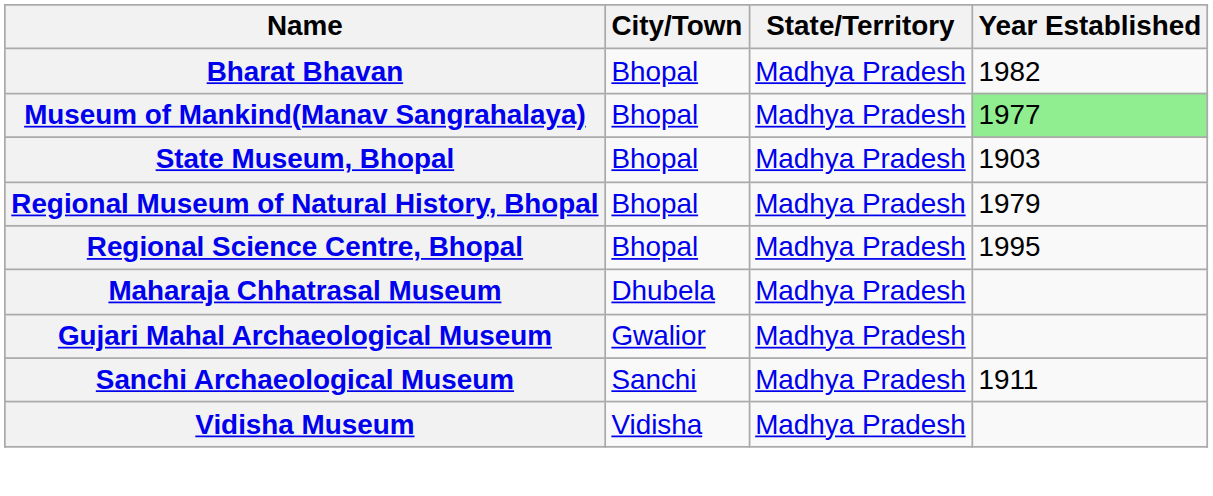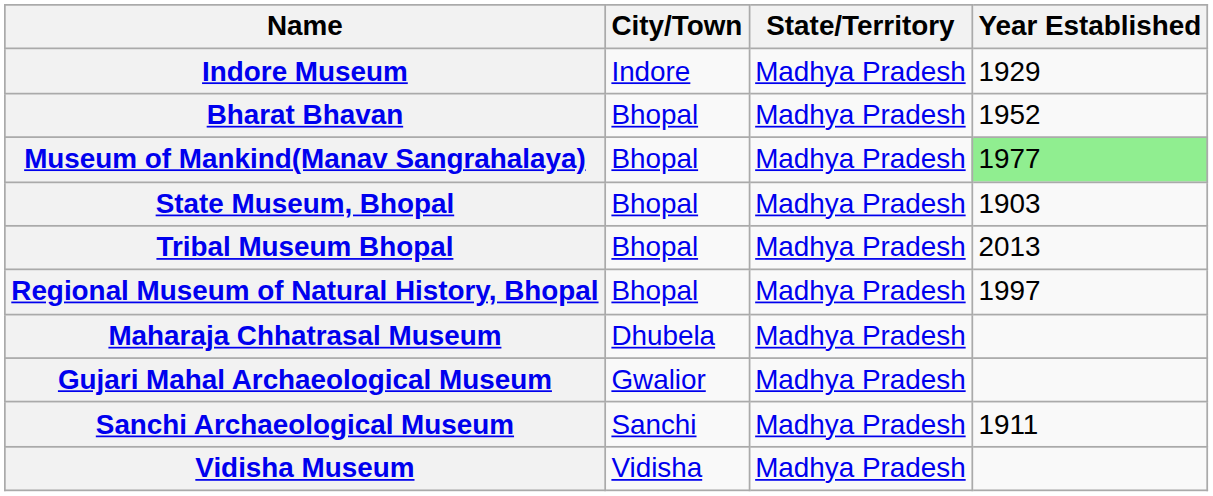+ row: (305, 70)
(1009, 70) 1982 -> (1009, 114) 1952
+ row: (305, 247)
(1009, 203) 1979 -> (1009, 291) 1997
- row: (305, 247)
